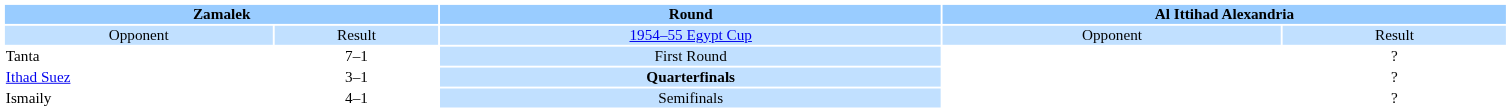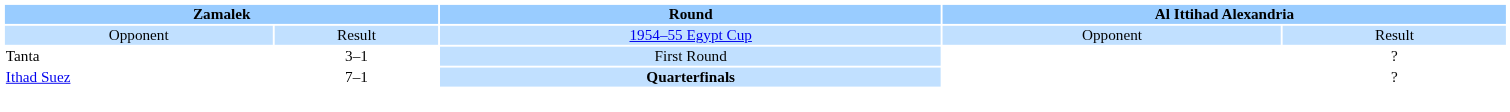(356, 56) 7–1 -> (356, 56) 3–1
(356, 77) 3–1 -> (356, 77) 7–1
- row: (29, 98)
